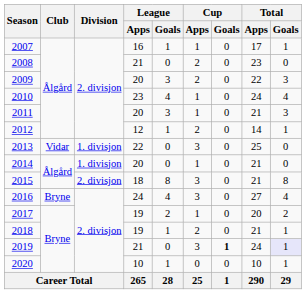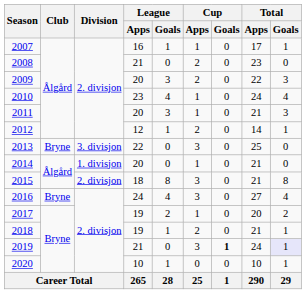(57, 146) Vidar -> (57, 146) Bryne
(99, 146) 1. divisjon -> (99, 146) 3. divisjon
